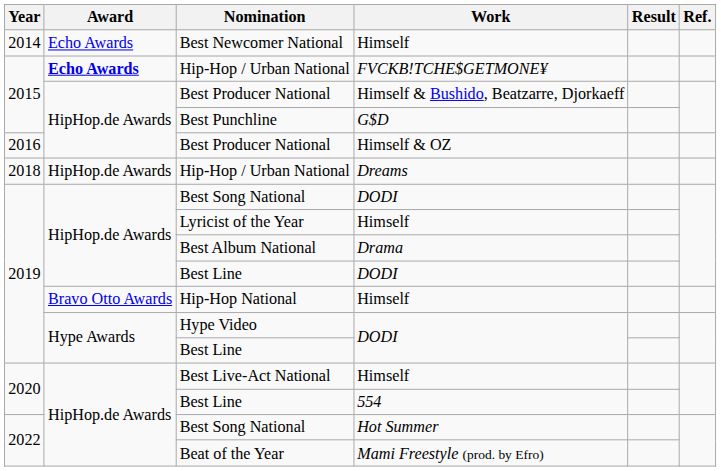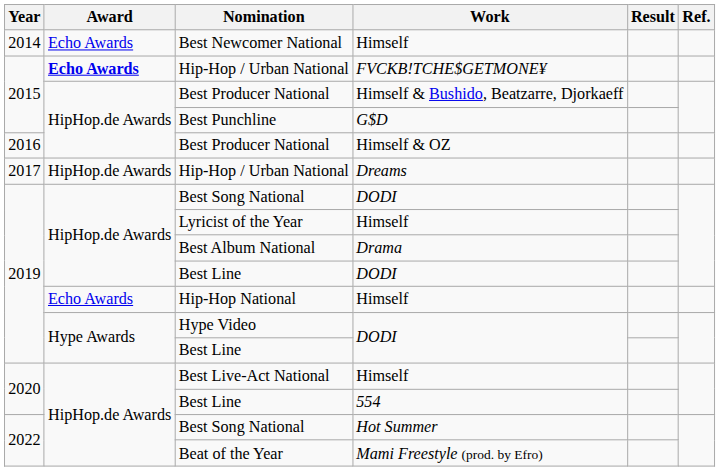(24, 171) 2018 -> (24, 171) 2017
(110, 299) Bravo Otto Awards -> (91, 299) Echo Awards
